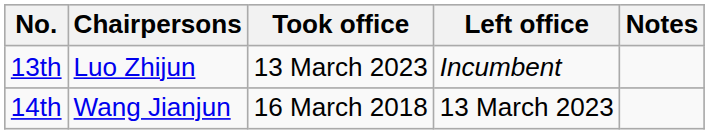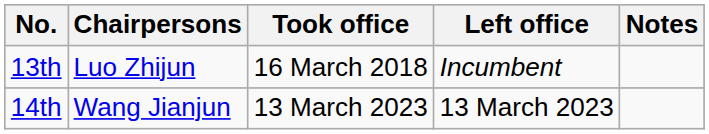(341, 66) 13 March 2023 -> (341, 66) 16 March 2018
(341, 107) 16 March 2018 -> (341, 107) 13 March 2023
